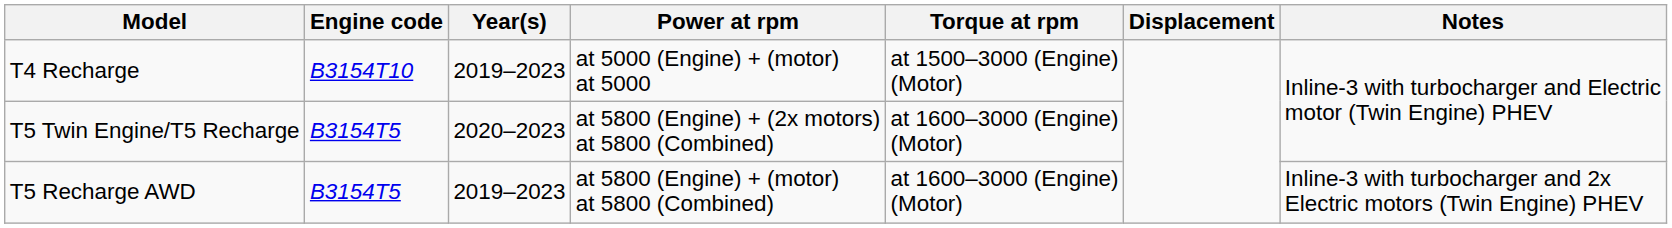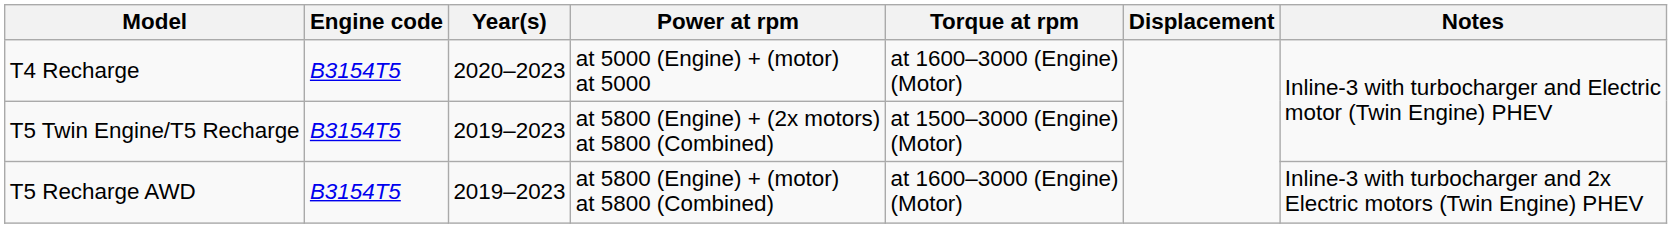(362, 70) B3154T10 -> (355, 70) B3154T5
(509, 70) 2019–2023 -> (509, 70) 2020–2023
(1005, 70) at 1500–3000 (Engine) (Motor) -> (1005, 70) at 1600–3000 (Engine) (Motor)
(509, 131) 2020–2023 -> (509, 131) 2019–2023
(1005, 131) at 1600–3000 (Engine) (Motor) -> (1005, 131) at 1500–3000 (Engine) (Motor)
